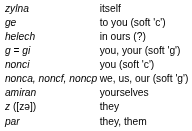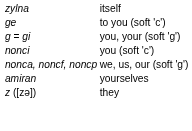- row: (20, 37)
- row: (12, 121)
